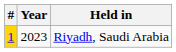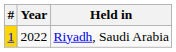(34, 36) 2023 -> (34, 36) 2022
